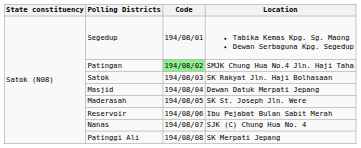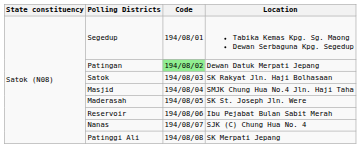(280, 66) SMJK Chung Hua No.4 Jln. Haji Taha -> (263, 66) Dewan Datuk Merpati Jepang
(263, 89) Dewan Datuk Merpati Jepang -> (280, 89) SMJK Chung Hua No.4 Jln. Haji Taha
